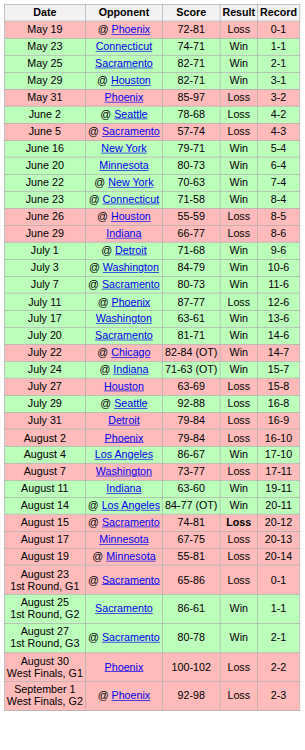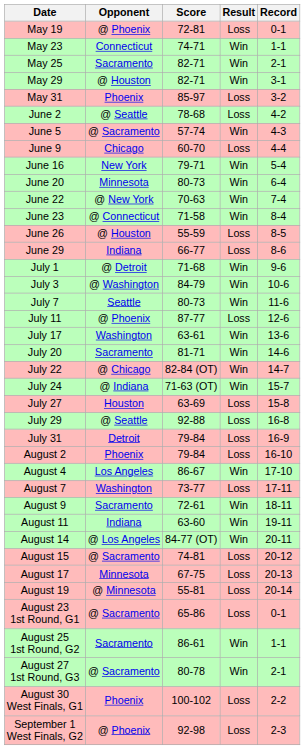(239, 132) Loss -> (239, 132) Win
+ row: (45, 149)
(124, 285) @ Sacramento -> (124, 302) Seattle
+ row: (45, 506)
(239, 523) bold -> (239, 557) normal
